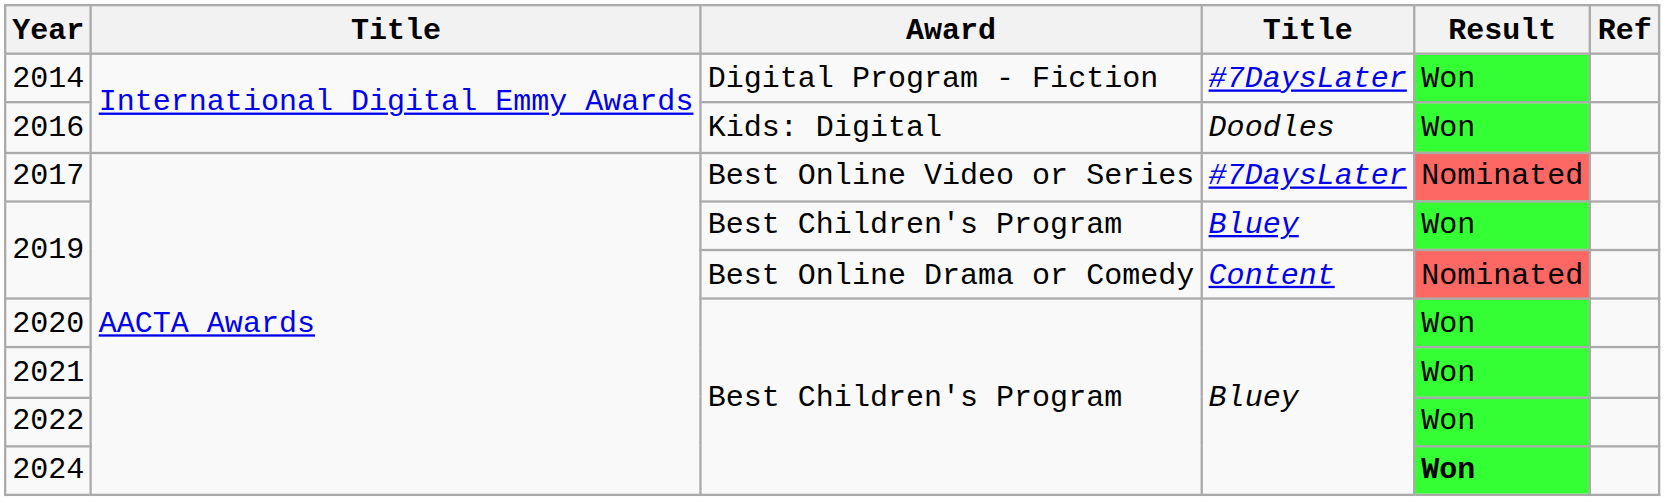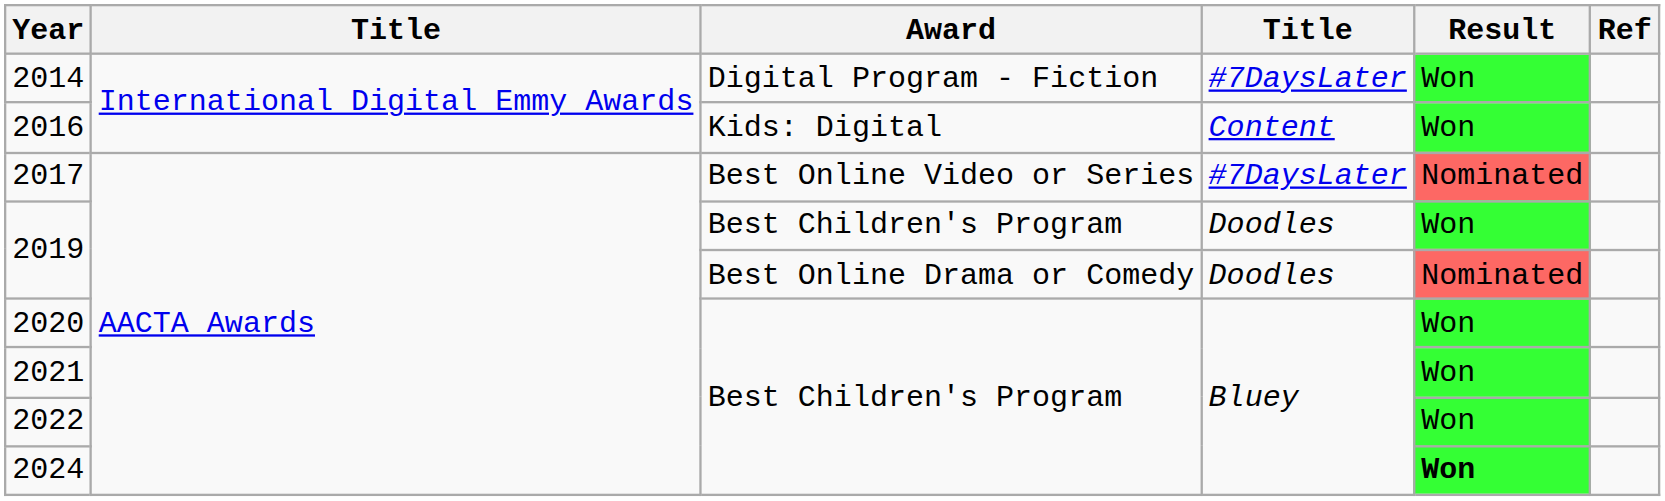(1272, 128) Doodles -> (1272, 128) Content
(1254, 225) Bluey -> (1272, 225) Doodles
(1272, 274) Content -> (1272, 274) Doodles
